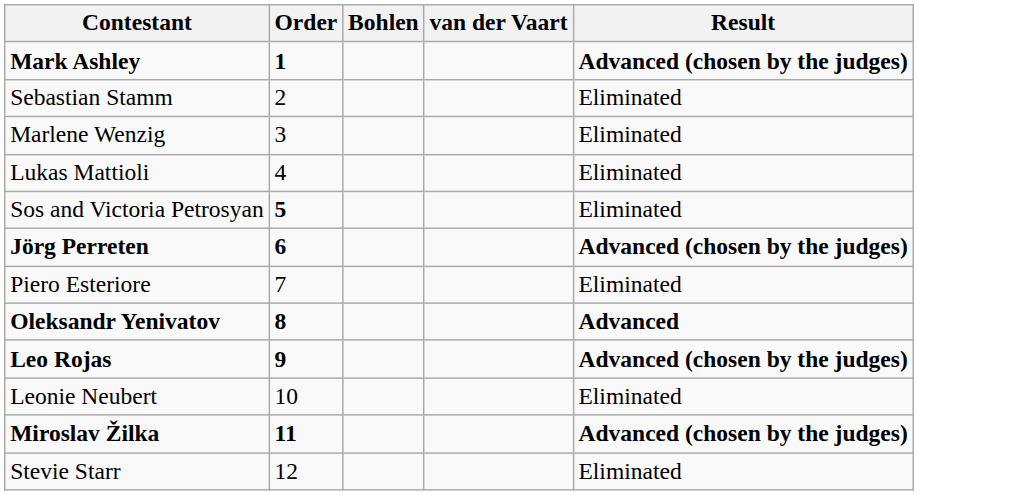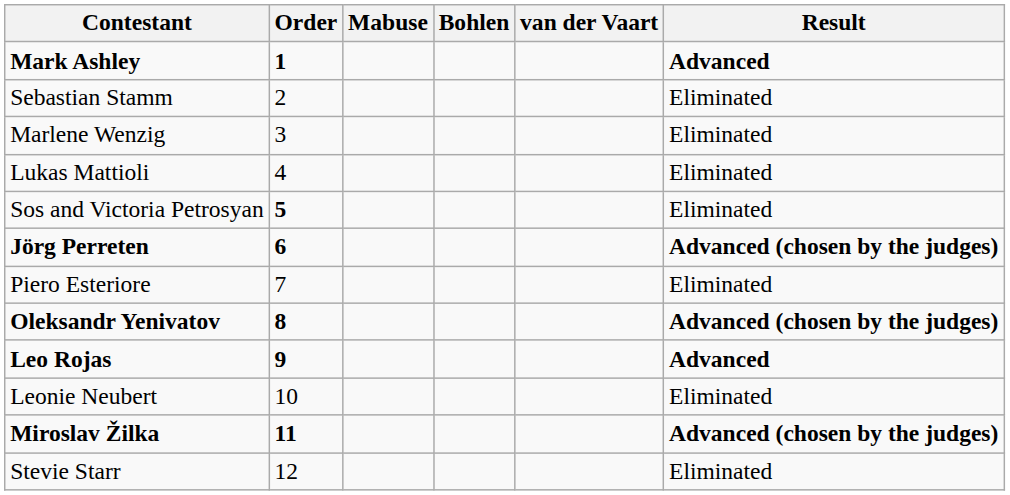+ column: (388, 23)
(743, 60) Advanced (chosen by the judges) -> (719, 60) Advanced
(629, 321) Advanced -> (834, 321) Advanced (chosen by the judges)
(743, 358) Advanced (chosen by the judges) -> (719, 358) Advanced
